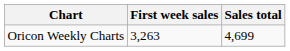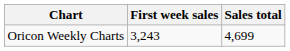(145, 35) 3,263 -> (145, 35) 3,243
